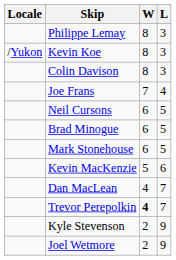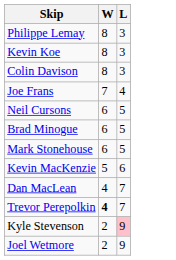- column: (25, 14)
(163, 226) no background -> (122, 226) pink background
